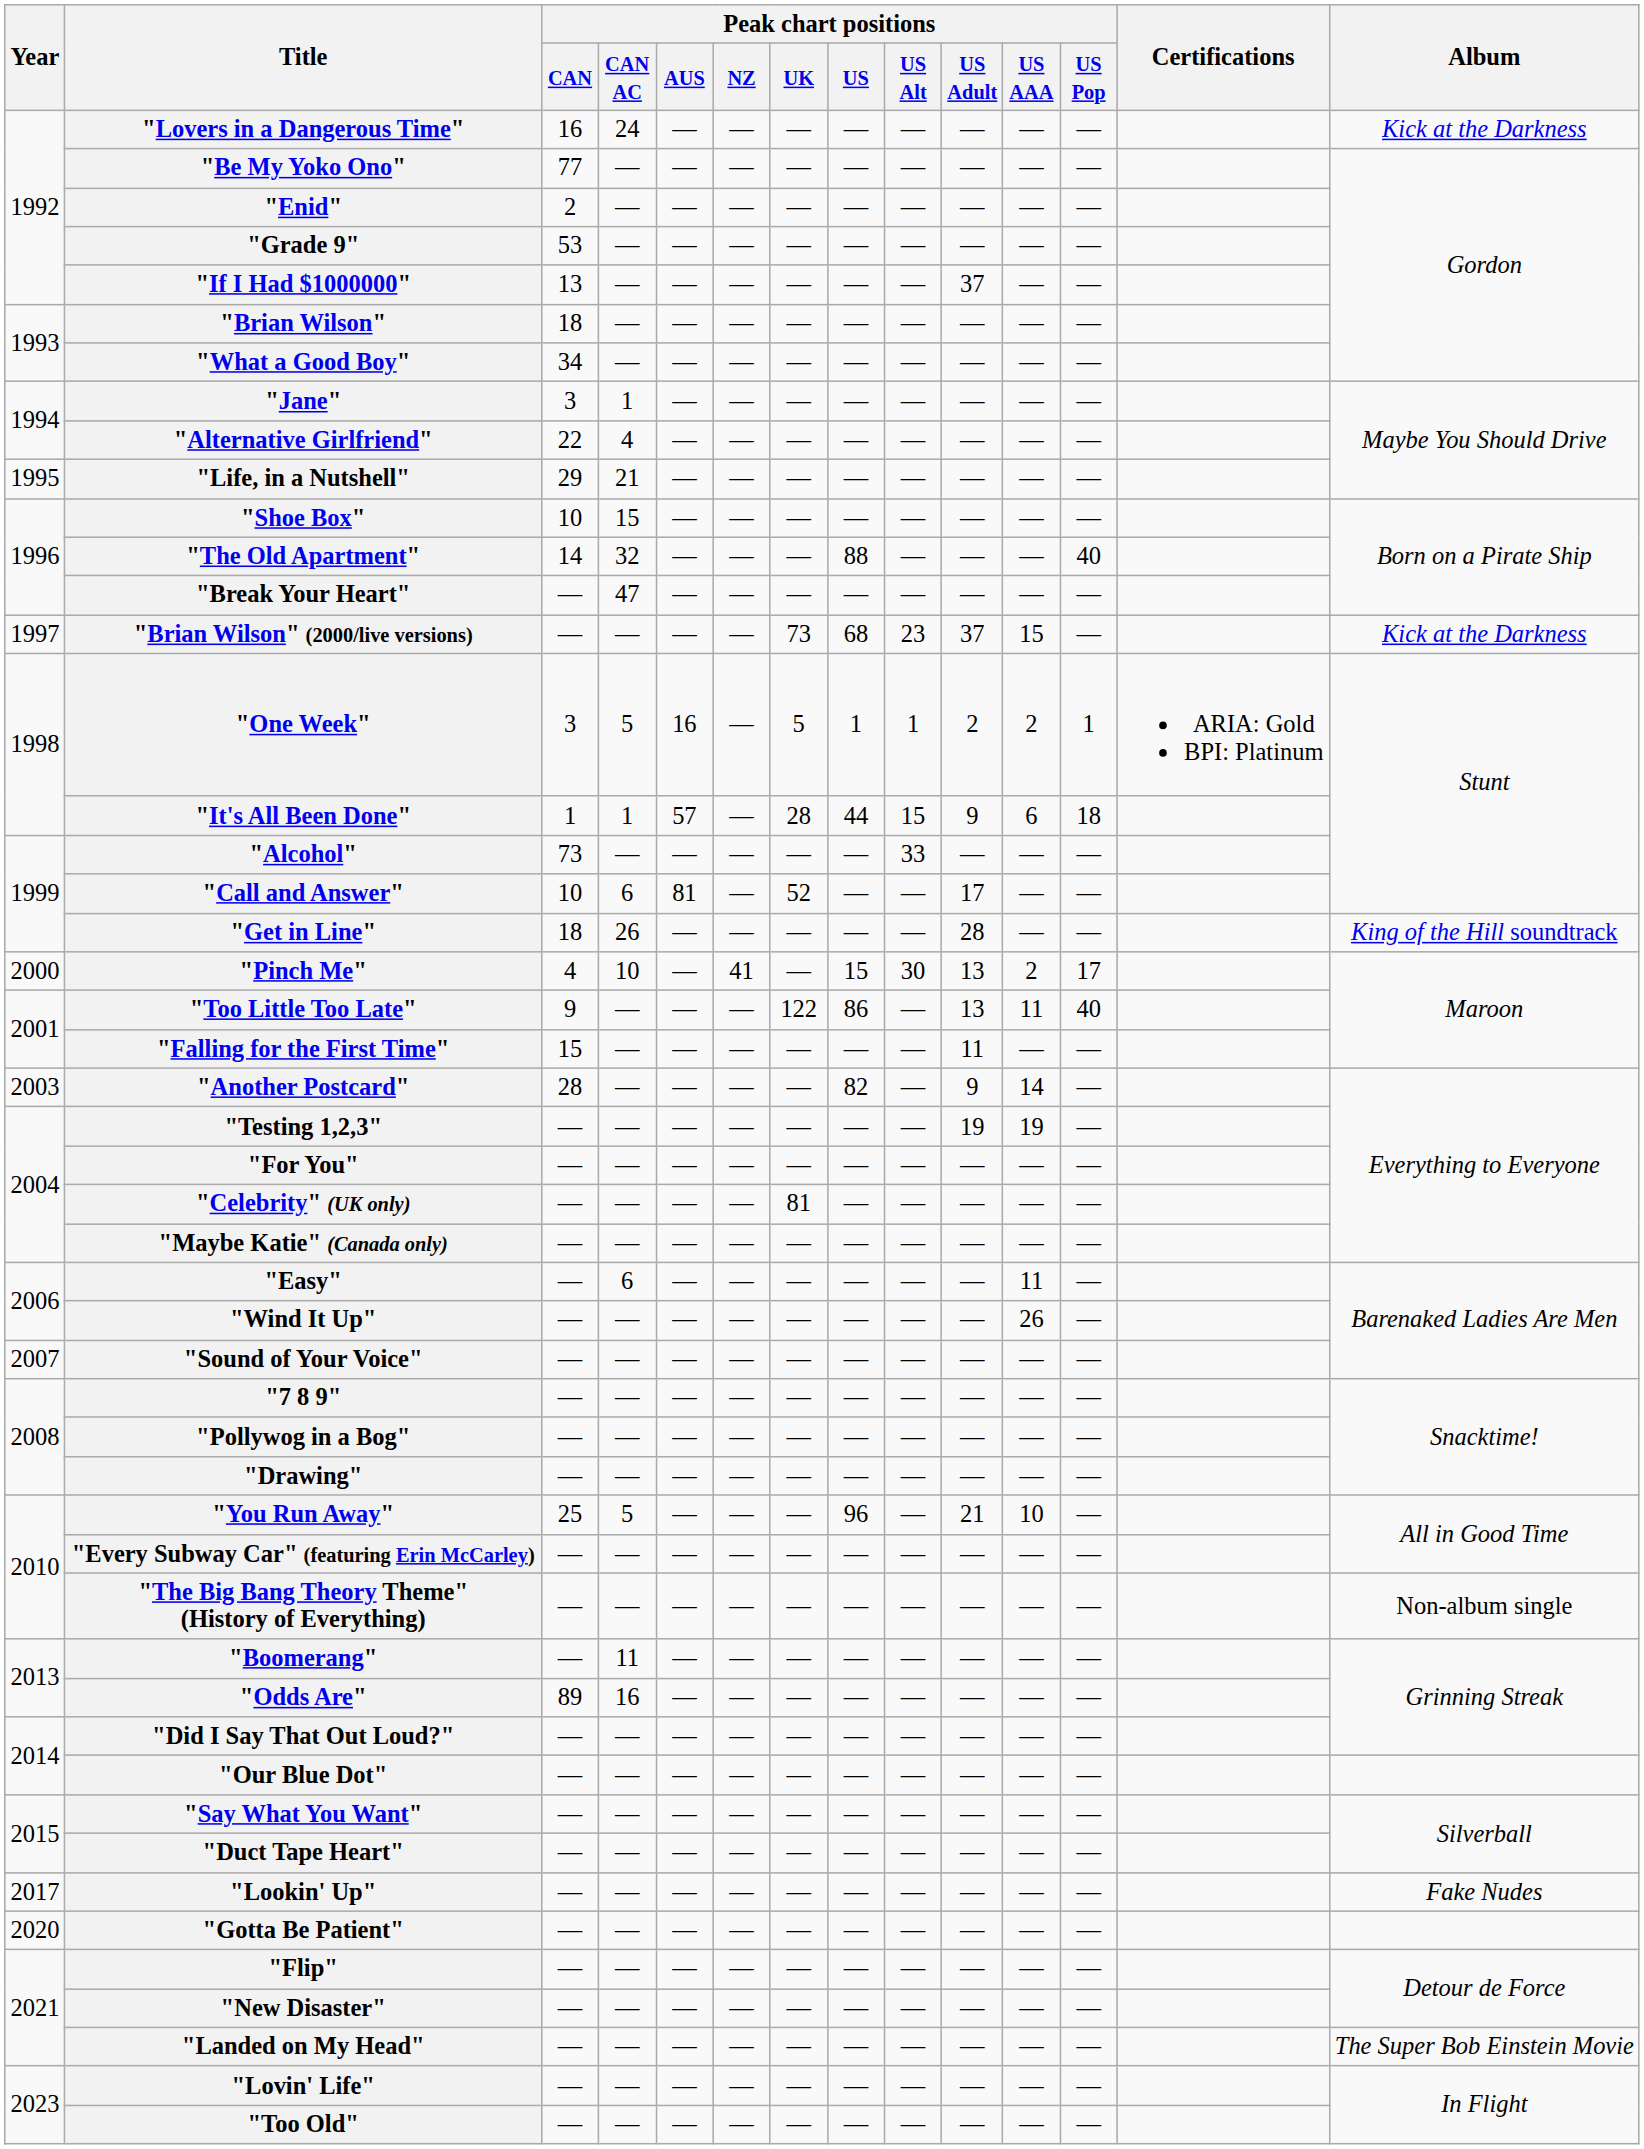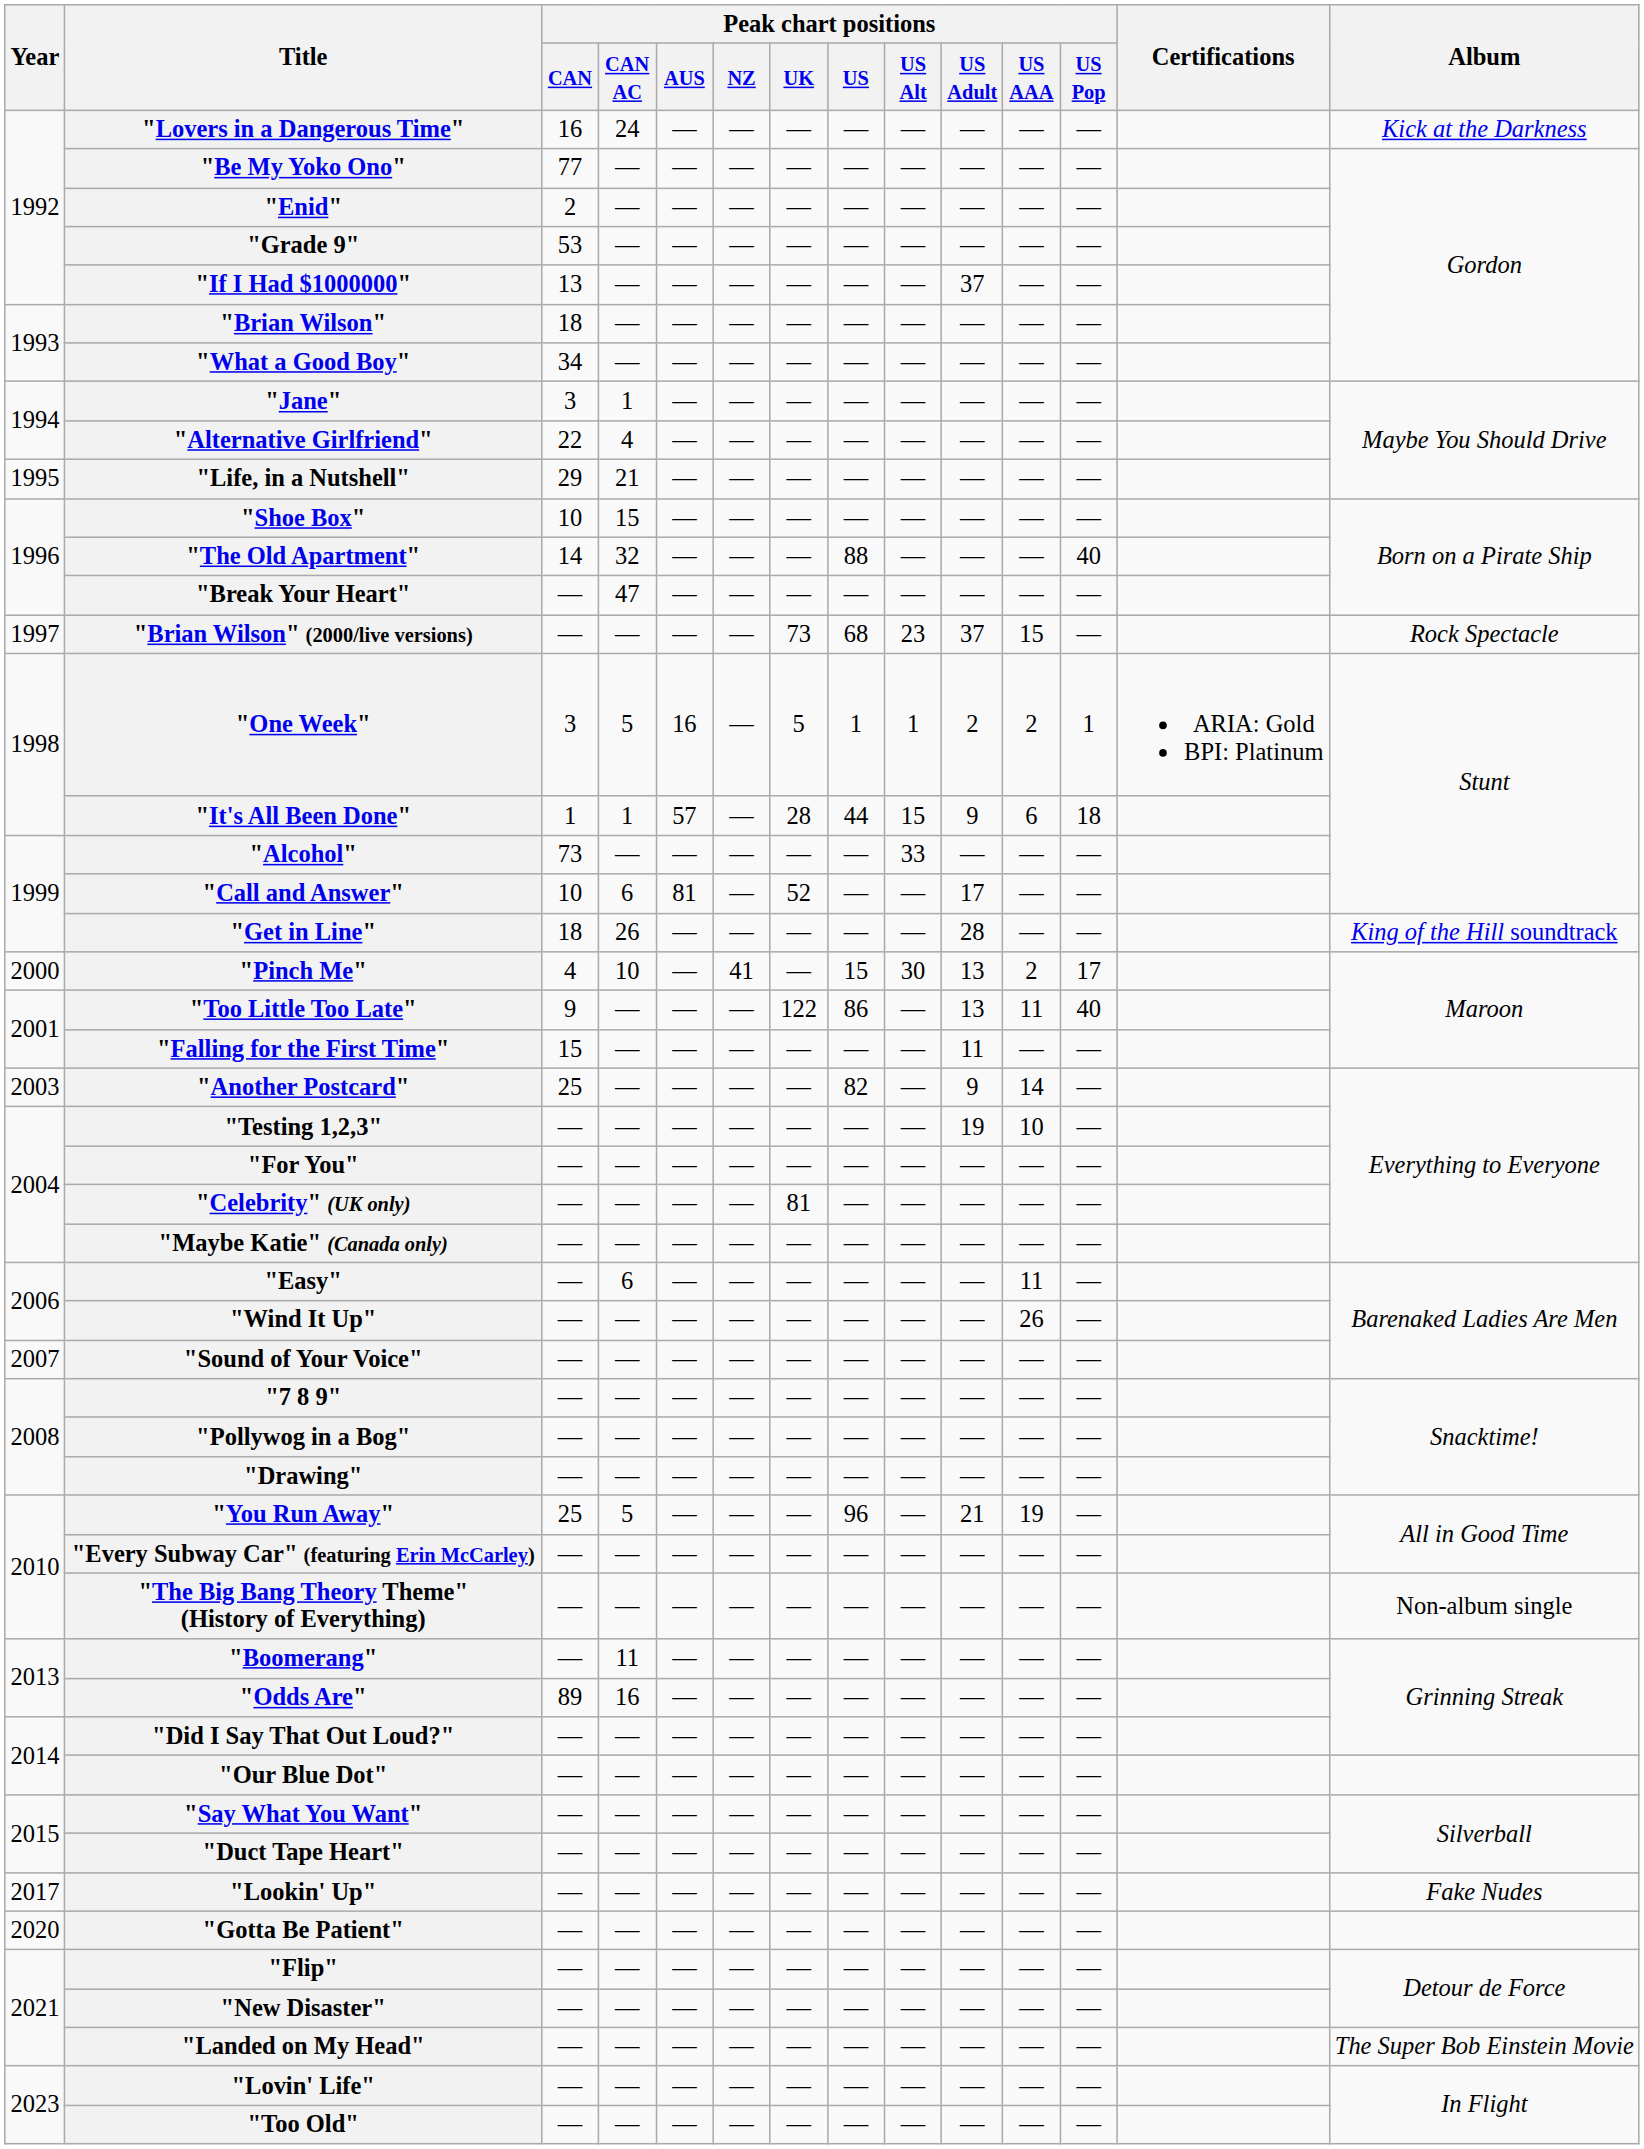(1484, 633) Kick at the Darkness -> (1484, 633) Rock Spectacle
(570, 1087) 28 -> (570, 1087) 25
(1031, 1126) 19 -> (1031, 1126) 10
(1031, 1514) 10 -> (1031, 1514) 19
